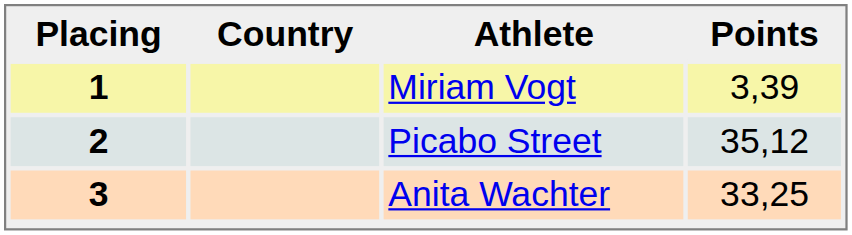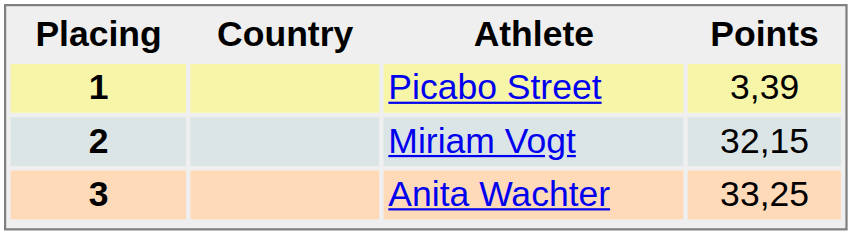(482, 87) Miriam Vogt -> (495, 87) Picabo Street
(495, 141) Picabo Street -> (482, 141) Miriam Vogt
(765, 141) 35,12 -> (765, 141) 32,15
